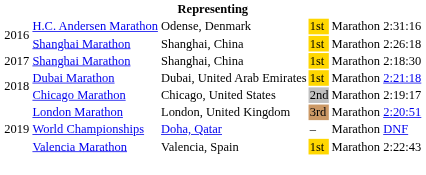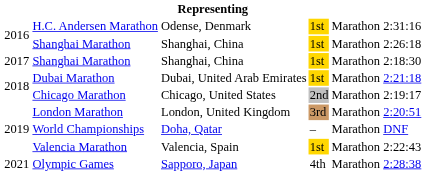+ row: (17, 163)
